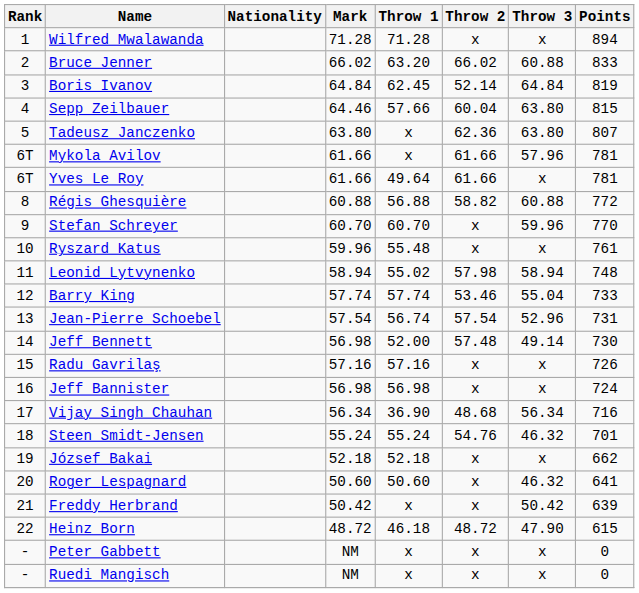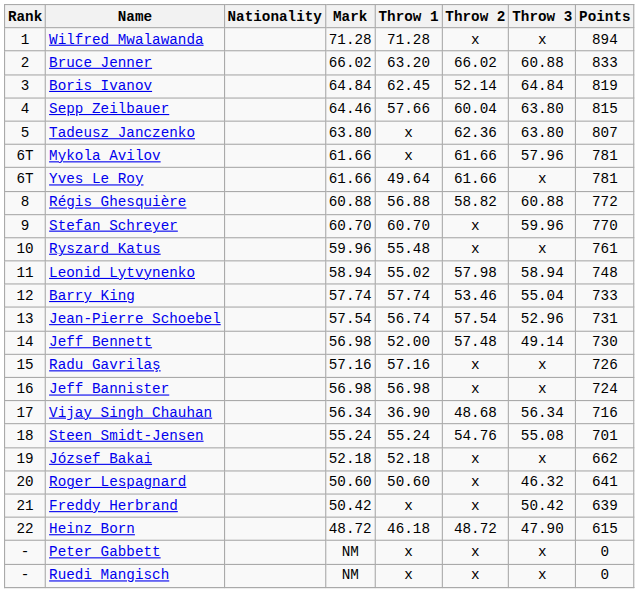(542, 436) 46.32 -> (542, 436) 55.08
